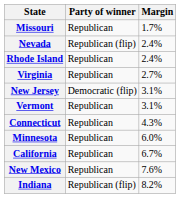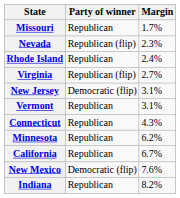(152, 43) 2.4% -> (152, 43) 2.3%
(90, 75) Republican -> (102, 75) Republican (flip)
(152, 138) 6.0% -> (152, 138) 6.2%
(90, 169) Republican -> (102, 169) Democratic (flip)
(102, 185) Republican (flip) -> (90, 185) Republican
